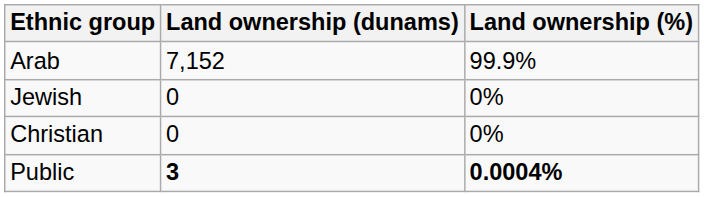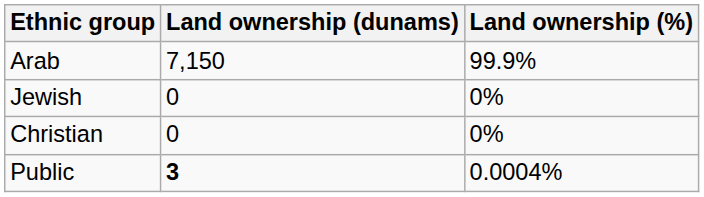(195, 60) 7,152 -> (195, 60) 7,150
(516, 172) bold -> (516, 172) normal
